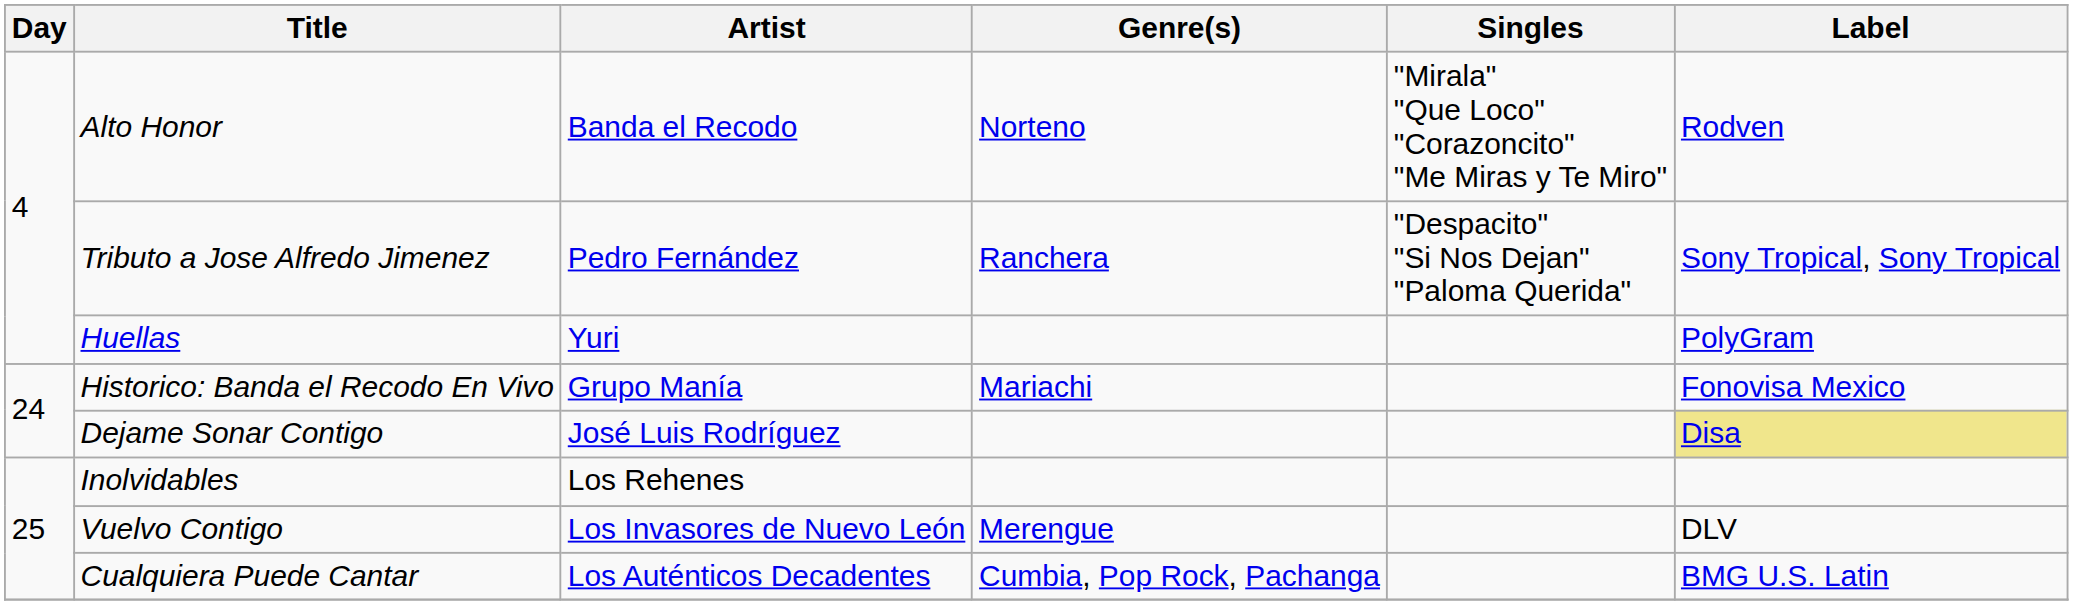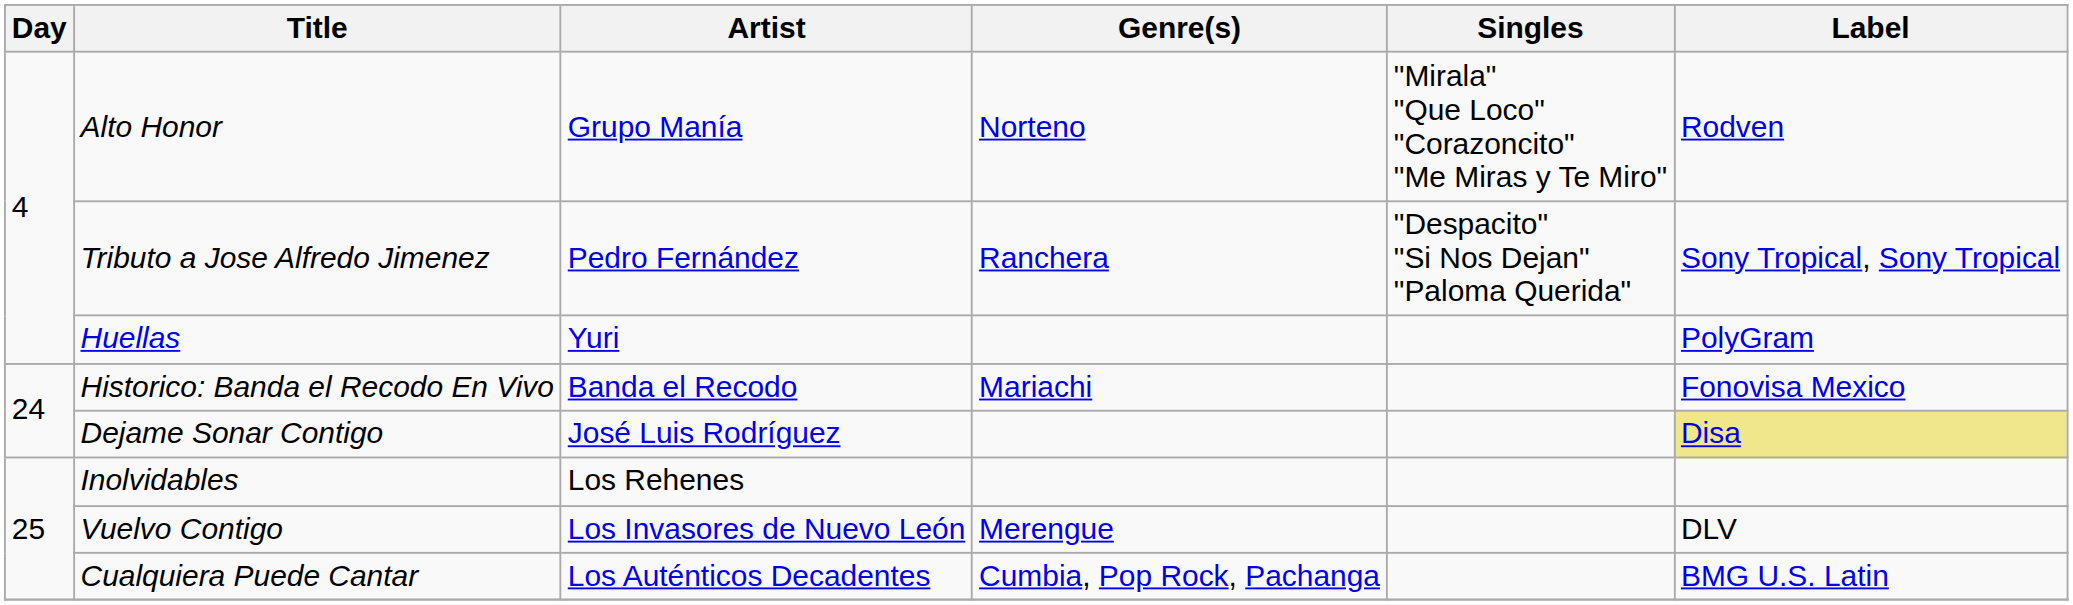(683, 126) Banda el Recodo -> (655, 126) Grupo Manía
(655, 386) Grupo Manía -> (683, 386) Banda el Recodo
